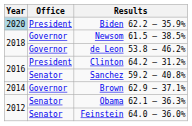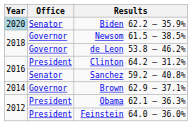(51, 24) President -> (46, 24) Senator
(46, 101) Senator -> (51, 101) President
(46, 114) Senator -> (51, 114) President
